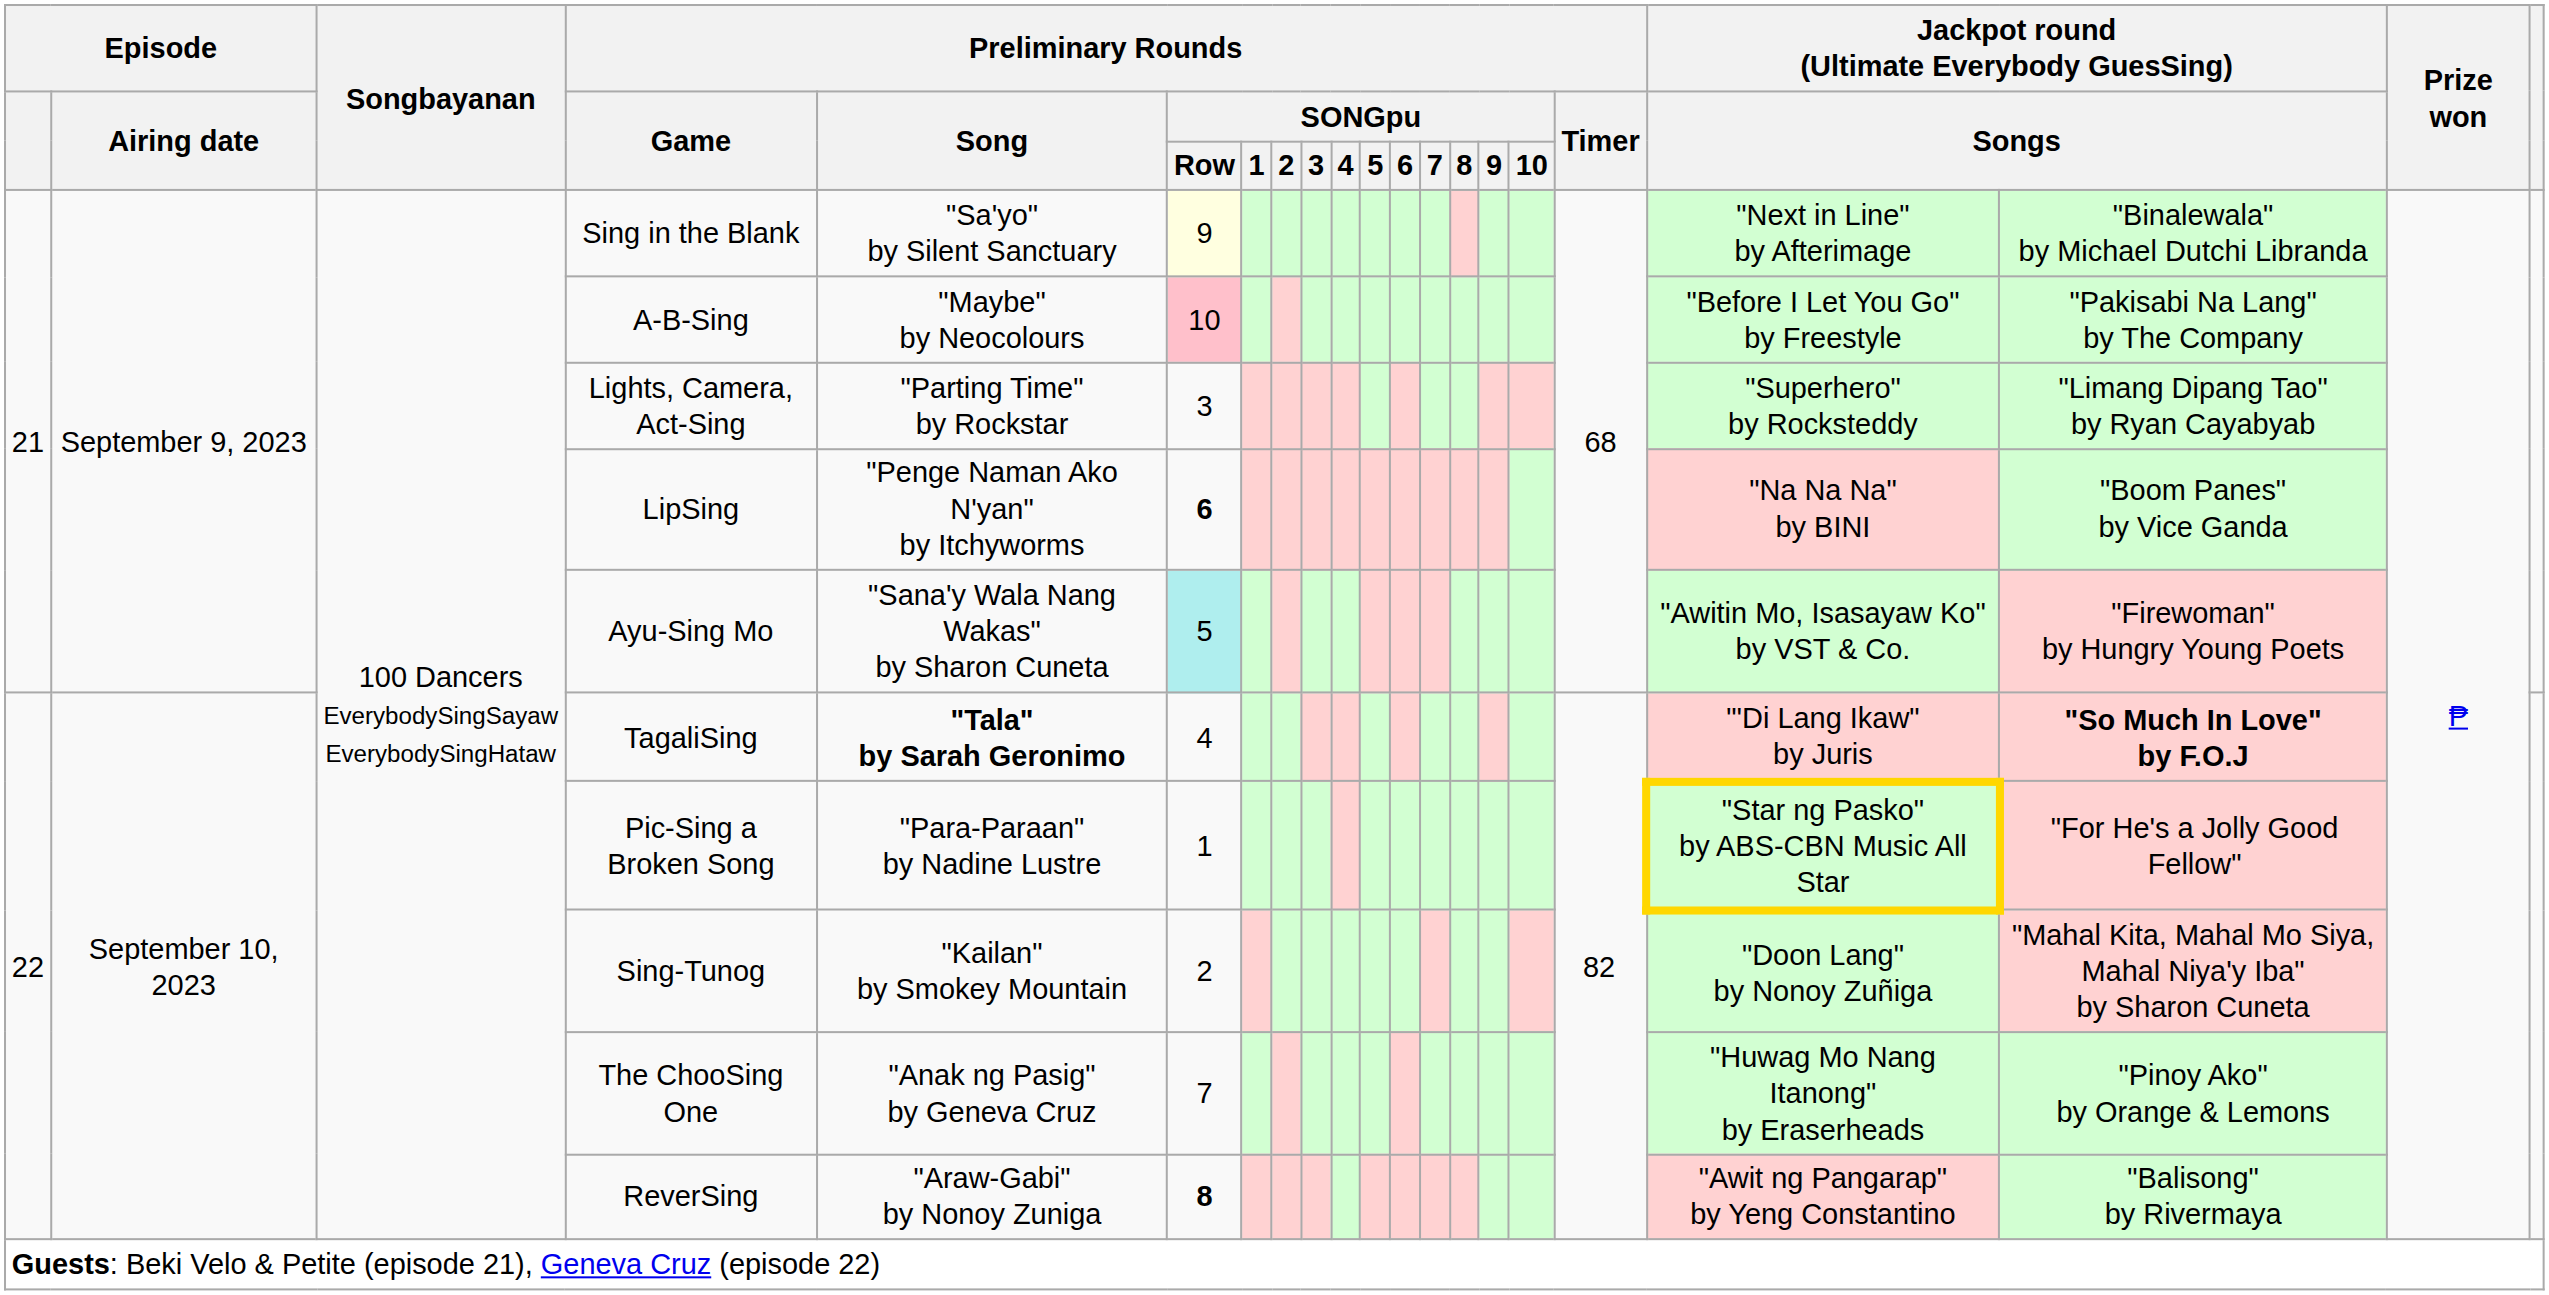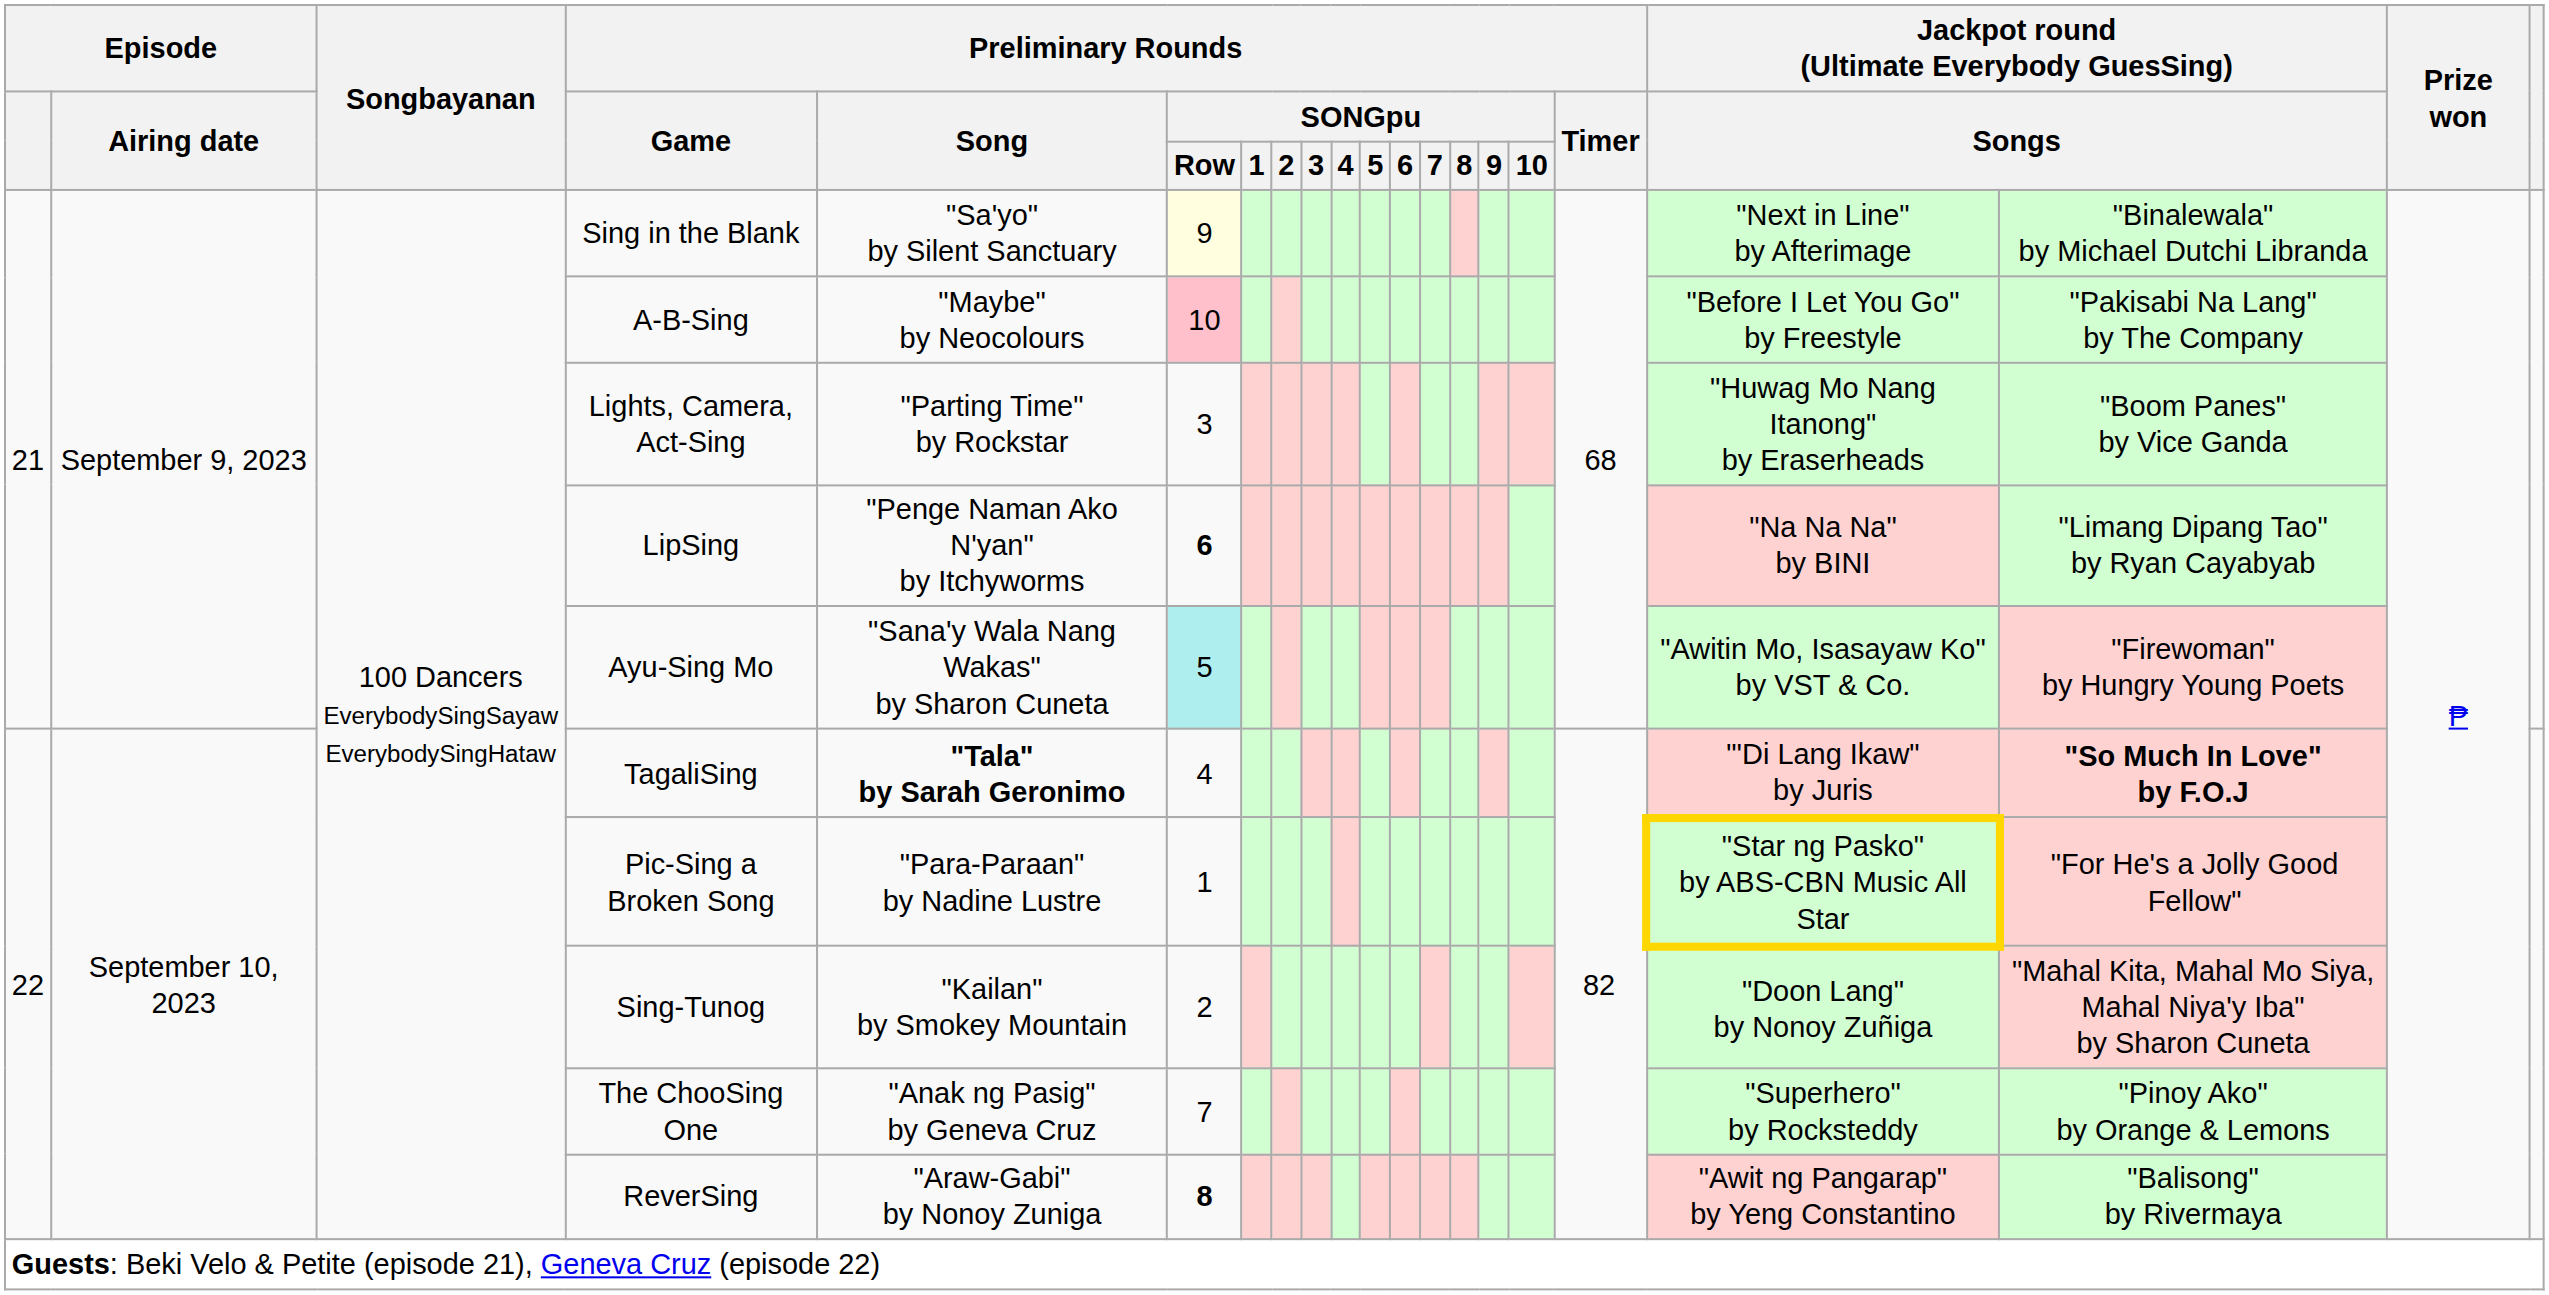(1823, 406) "Superhero" by Rocksteddy -> (1823, 424) "Huwag Mo Nang Itanong" by Eraserheads
(2193, 406) "Limang Dipang Tao" by Ryan Cayabyab -> (2193, 424) "Boom Panes" by Vice Ganda
(2193, 510) "Boom Panes" by Vice Ganda -> (2193, 546) "Limang Dipang Tao" by Ryan Cayabyab
(1823, 1093) "Huwag Mo Nang Itanong" by Eraserheads -> (1823, 1111) "Superhero" by Rocksteddy
